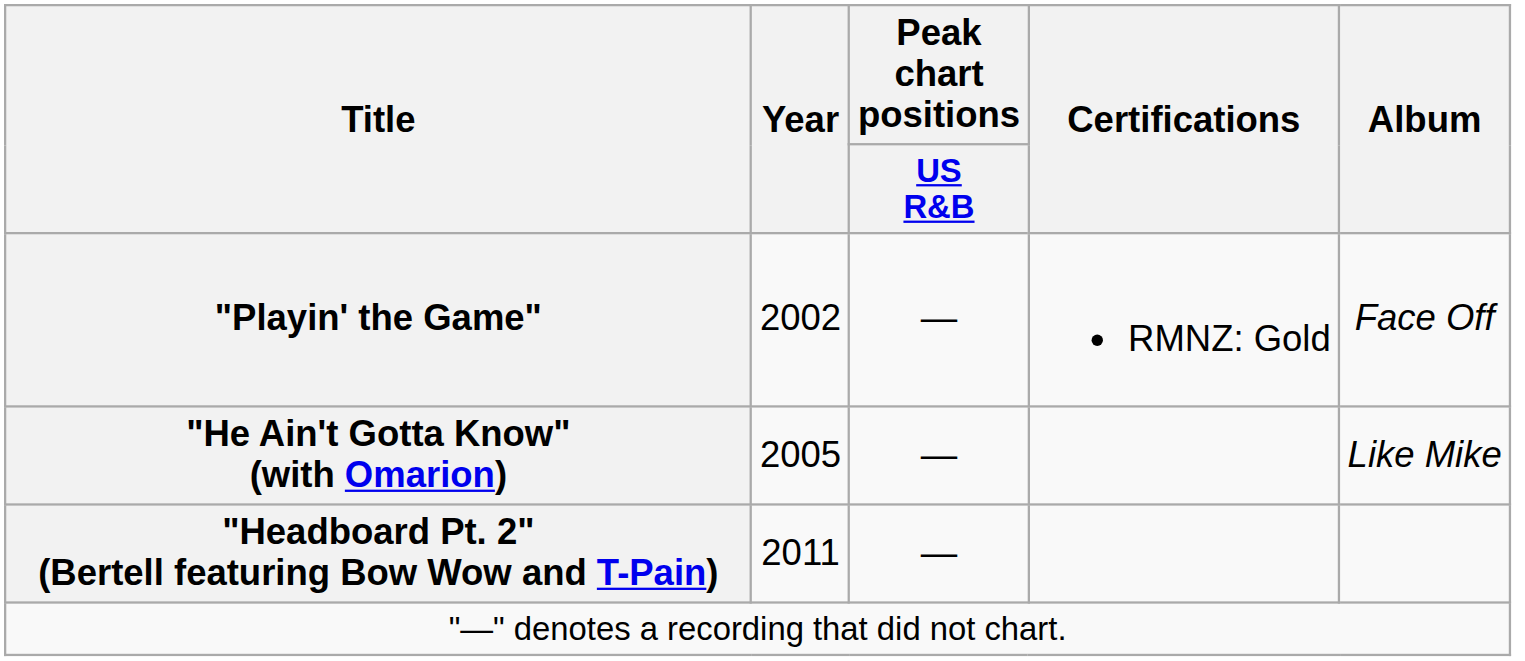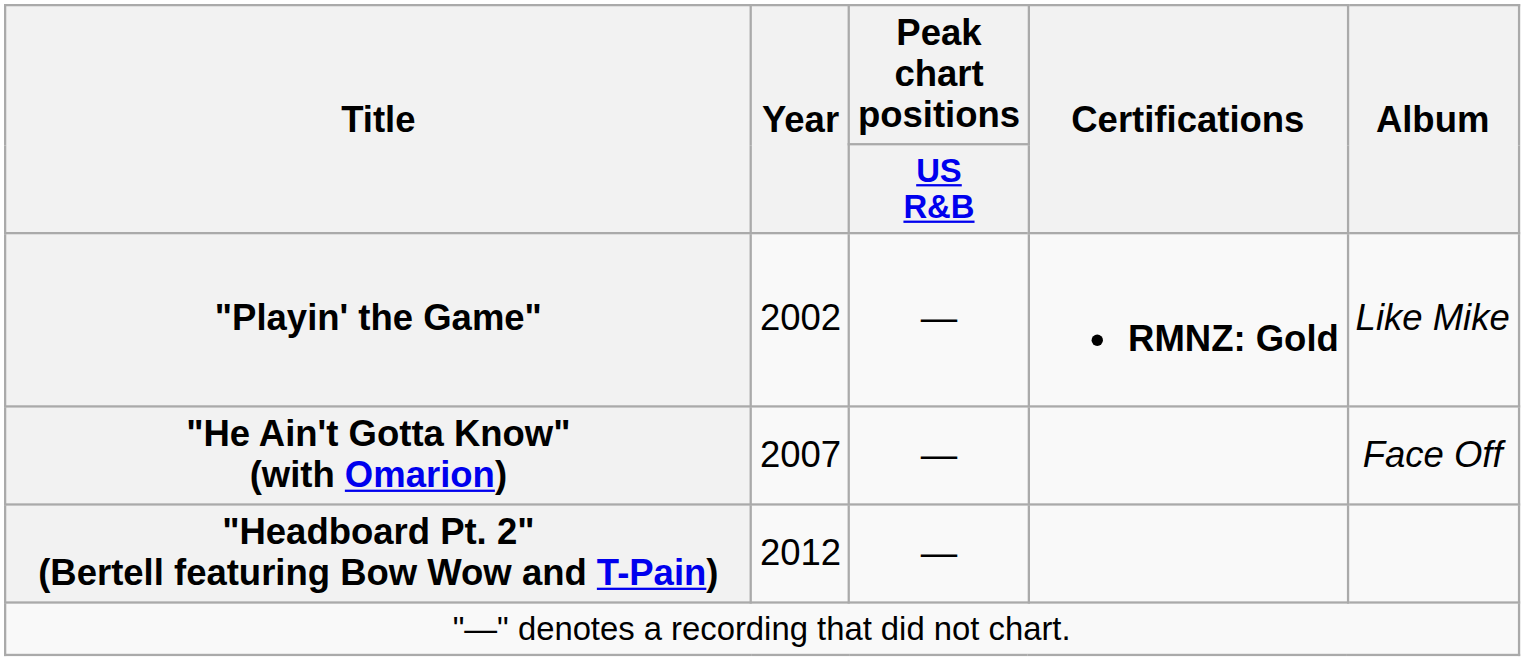(1184, 340) normal -> (1188, 340) bold
(1425, 318) Face Off -> (1433, 318) Like Mike
(801, 454) 2005 -> (801, 454) 2007
(1425, 454) Like Mike -> (1433, 454) Face Off
(801, 552) 2011 -> (801, 552) 2012
